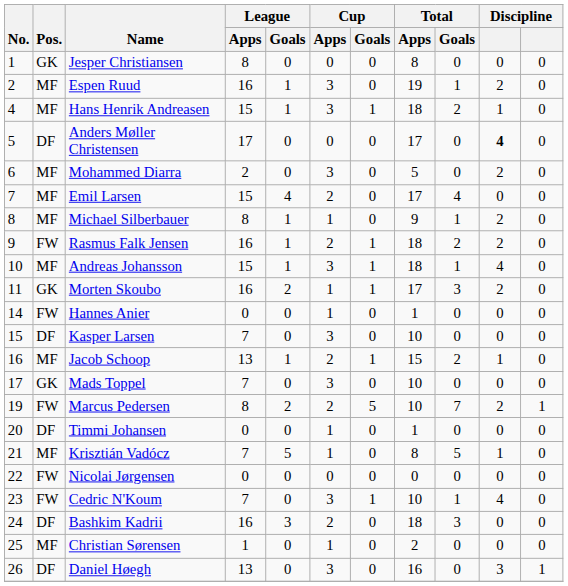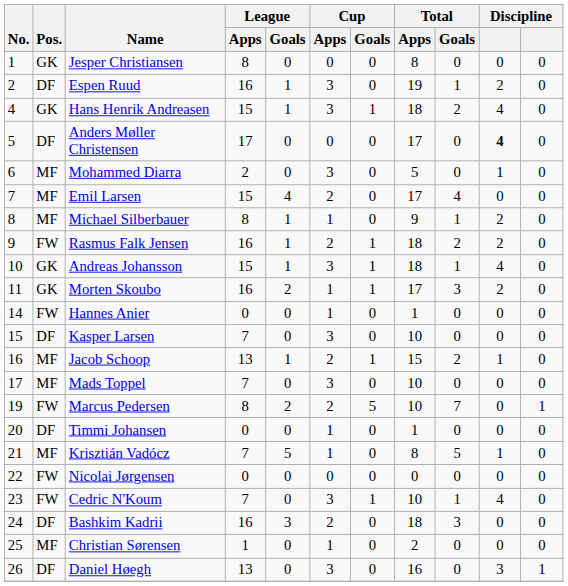(47, 86) MF -> (46, 86) DF
(47, 109) MF -> (47, 109) GK
(500, 109) 1 -> (500, 109) 4
(500, 172) 2 -> (500, 172) 1
(47, 266) MF -> (47, 266) GK
(47, 382) GK -> (47, 382) MF
(500, 406) 2 -> (500, 406) 0
